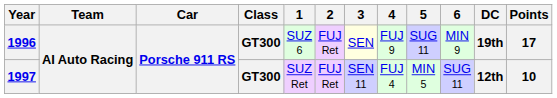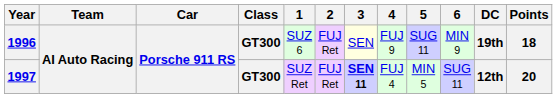(529, 42) 17 -> (529, 42) 18
(361, 77) normal -> (361, 77) bold
(529, 77) 10 -> (529, 77) 20
